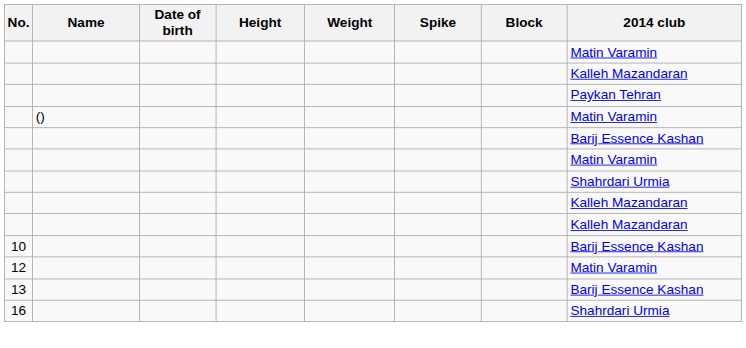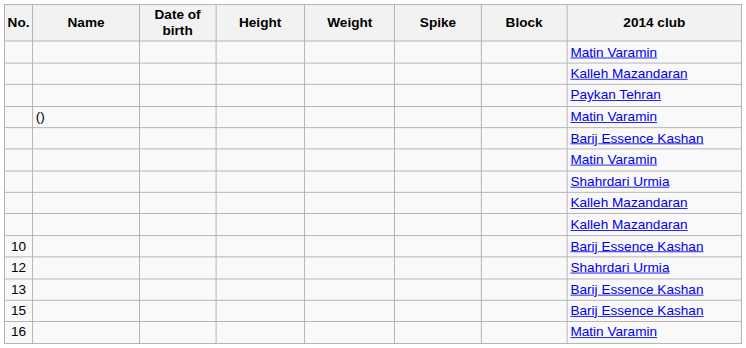(614, 267) Matin Varamin -> (620, 267) Shahrdari Urmia
+ row: (19, 310)
(620, 310) Shahrdari Urmia -> (614, 332) Matin Varamin
